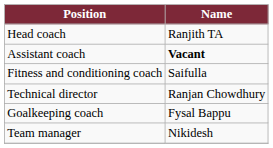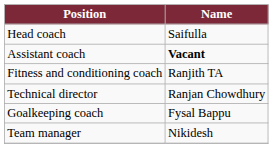(196, 34) Ranjith TA -> (187, 34) Saifulla
(187, 73) Saifulla -> (196, 73) Ranjith TA
